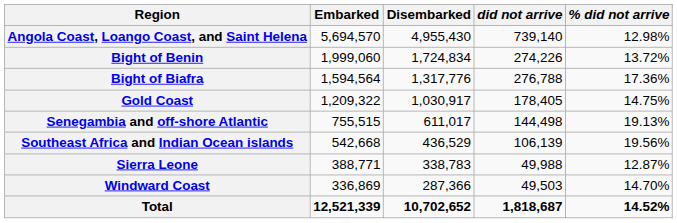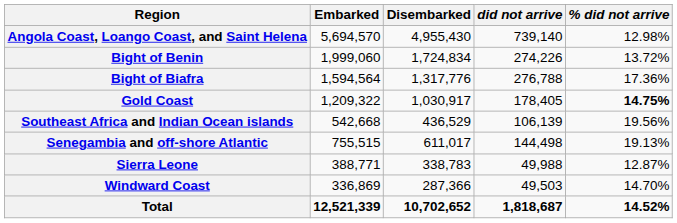(647, 100) normal -> (647, 100) bold
rows swapped: (157, 121) <-> (157, 143)
